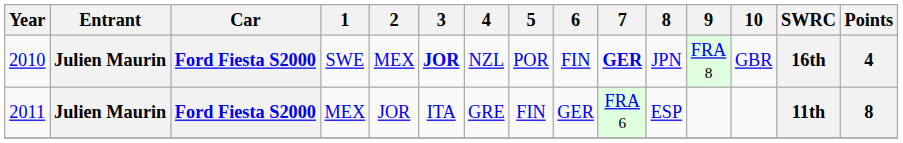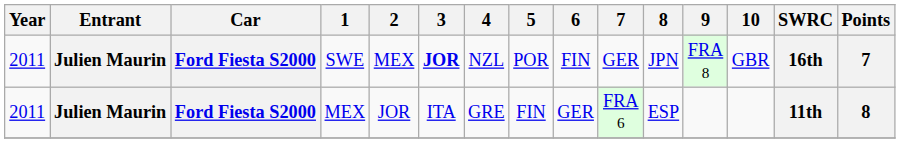(27, 60) 2010 -> (27, 60) 2011
(622, 60) bold -> (621, 60) normal
(869, 60) 4 -> (866, 60) 7
